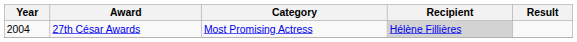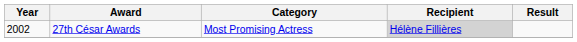(18, 29) 2004 -> (18, 29) 2002
